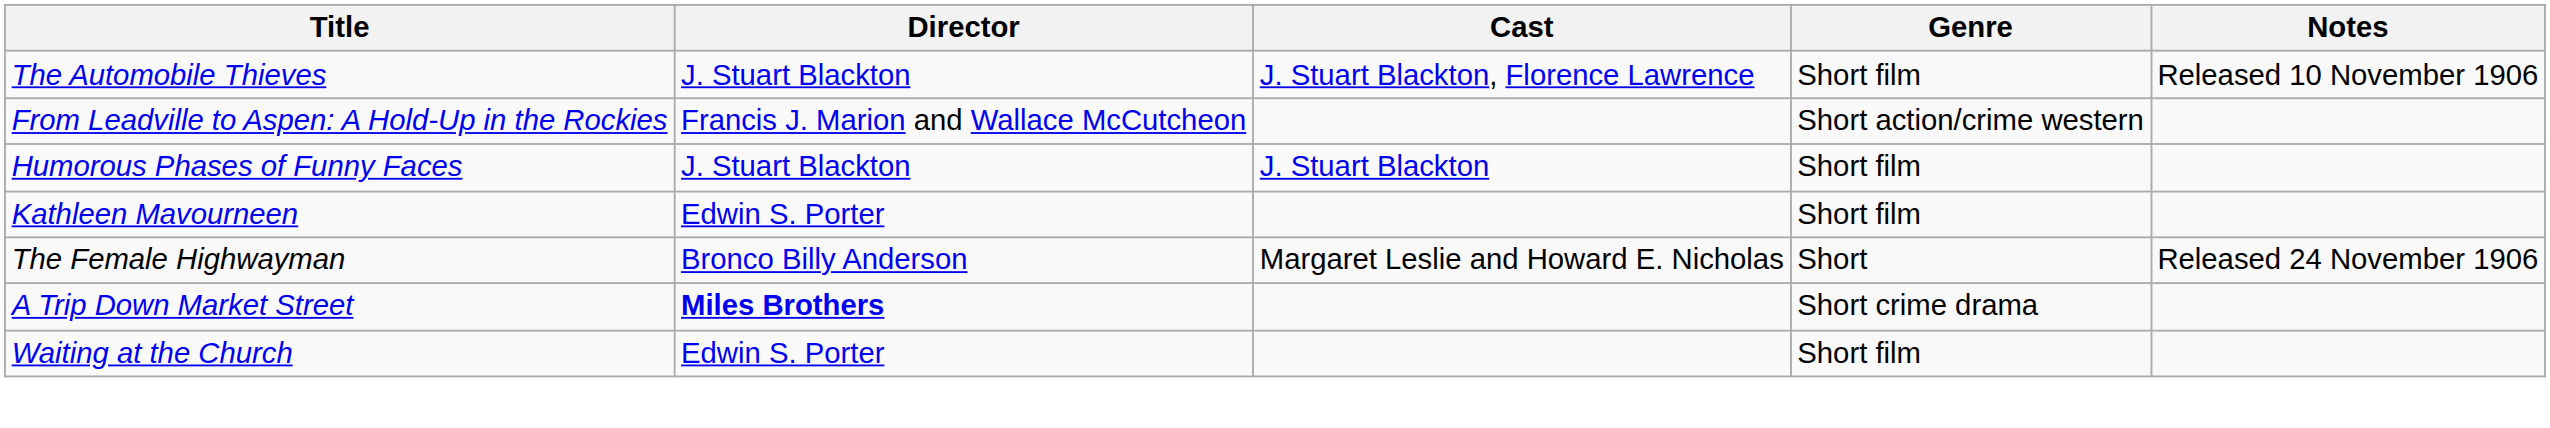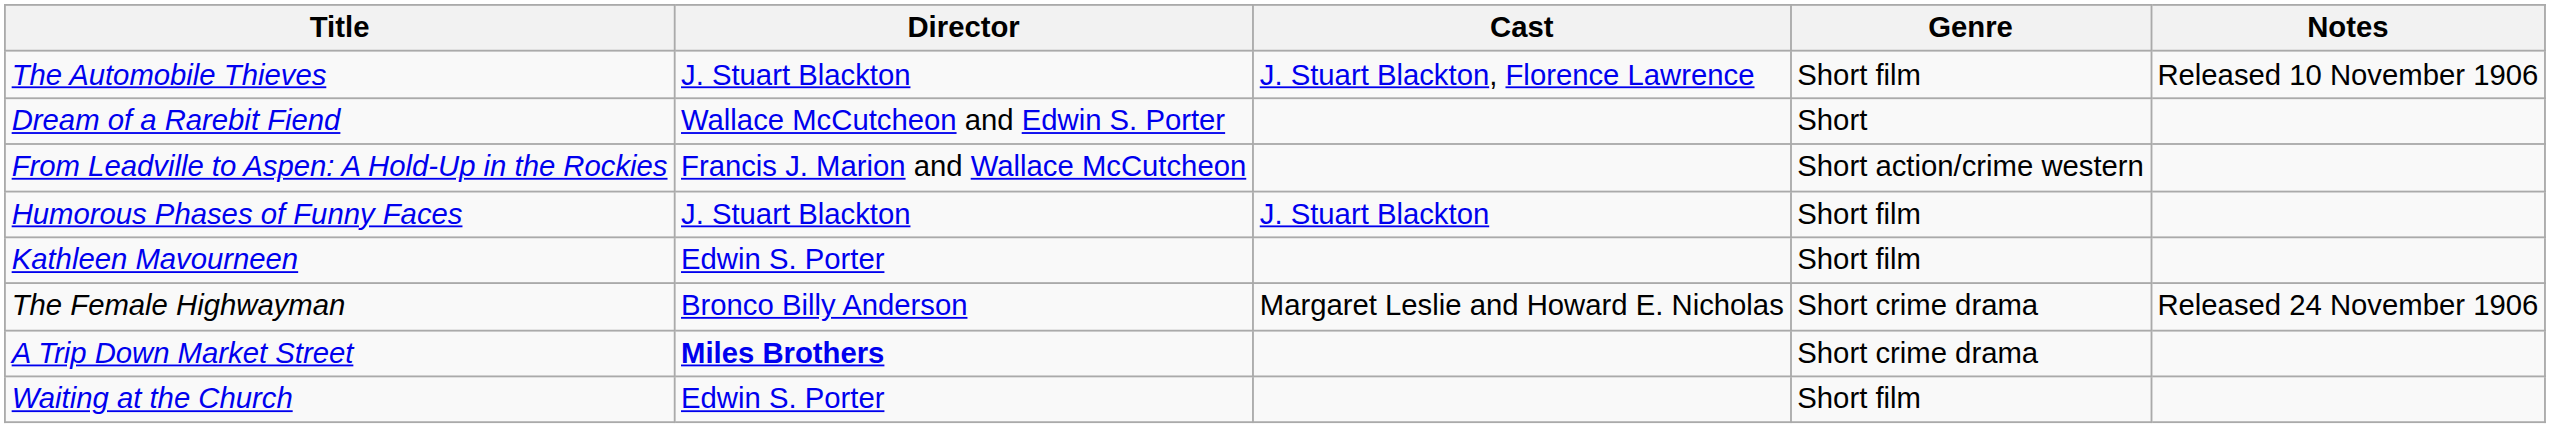+ row: (176, 120)
(1832, 259) Short -> (1918, 306) Short crime drama
